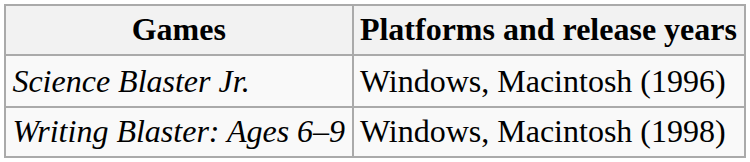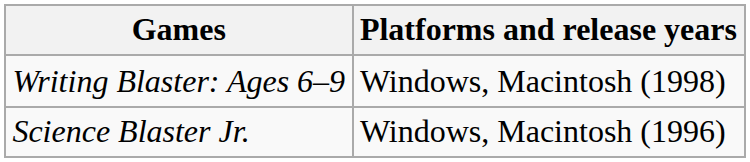rows swapped: (131, 80) <-> (179, 131)
